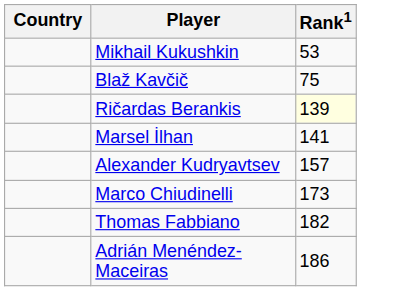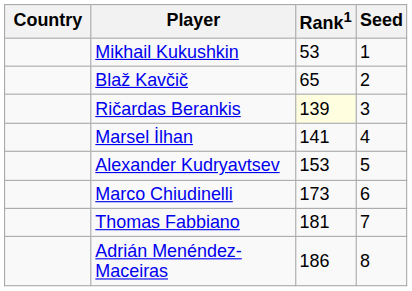+ column: (381, 21)
(310, 80) 75 -> (310, 80) 65
(315, 165) 157 -> (315, 165) 153
(315, 222) 182 -> (315, 222) 181
